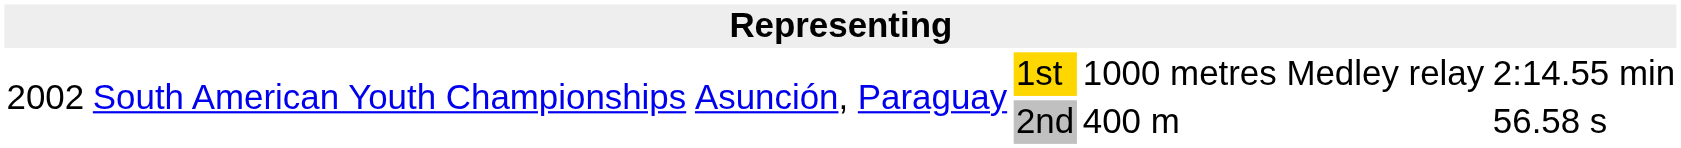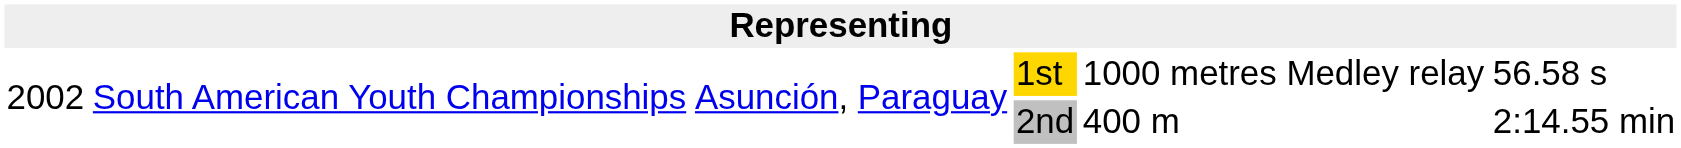(1584, 73) 2:14.55 min -> (1550, 73) 56.58 s
(1550, 121) 56.58 s -> (1584, 121) 2:14.55 min
